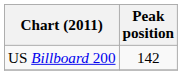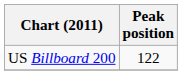(148, 57) 142 -> (148, 57) 122
